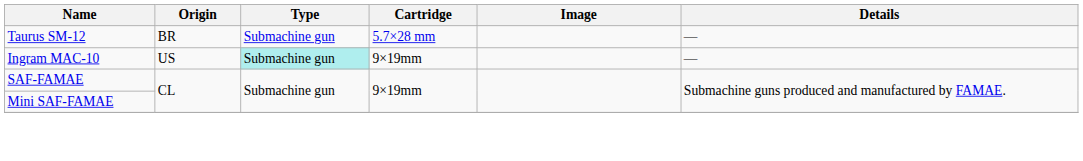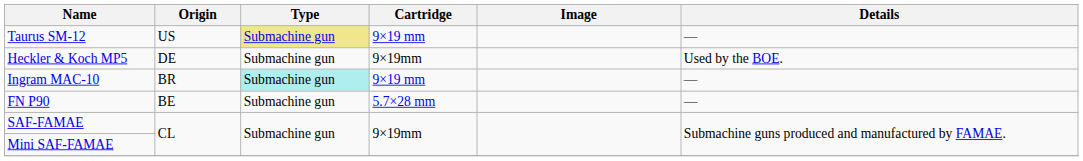(167, 36) BR -> (167, 36) US
(289, 36) no background -> (289, 36) khaki background
(404, 36) 5.7×28 mm -> (399, 36) 9×19 mm
+ row: (67, 58)
(167, 58) US -> (167, 79) BR
(397, 58) 9×19mm -> (399, 79) 9×19 mm
+ row: (29, 101)
